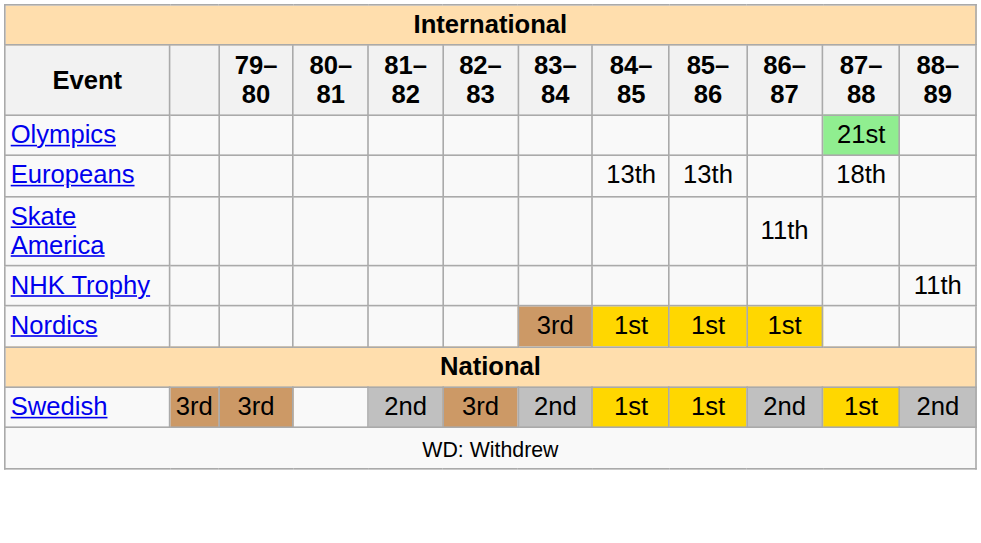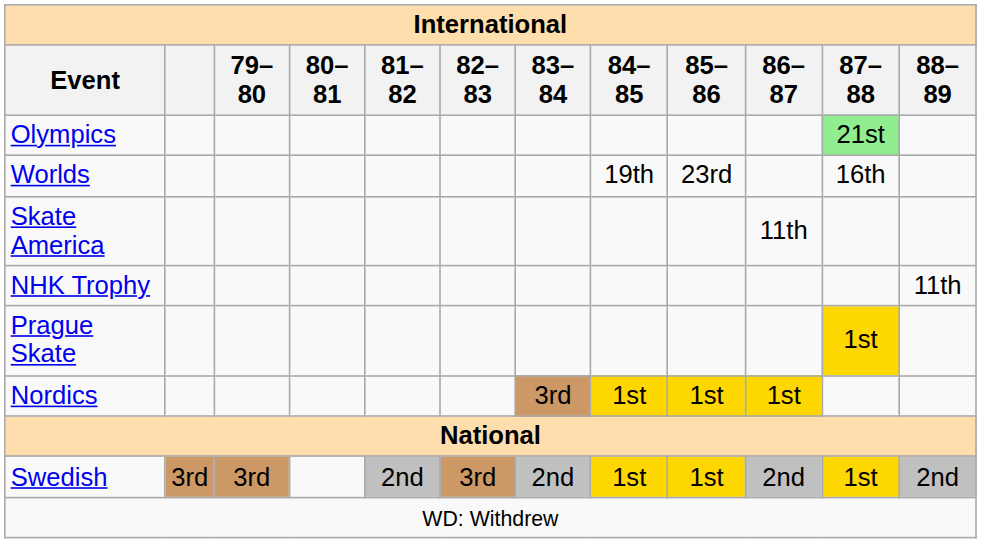+ row: (50, 175)
- row: (73, 175)
+ row: (52, 340)
